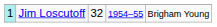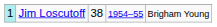(97, 13) 32 -> (97, 13) 38
